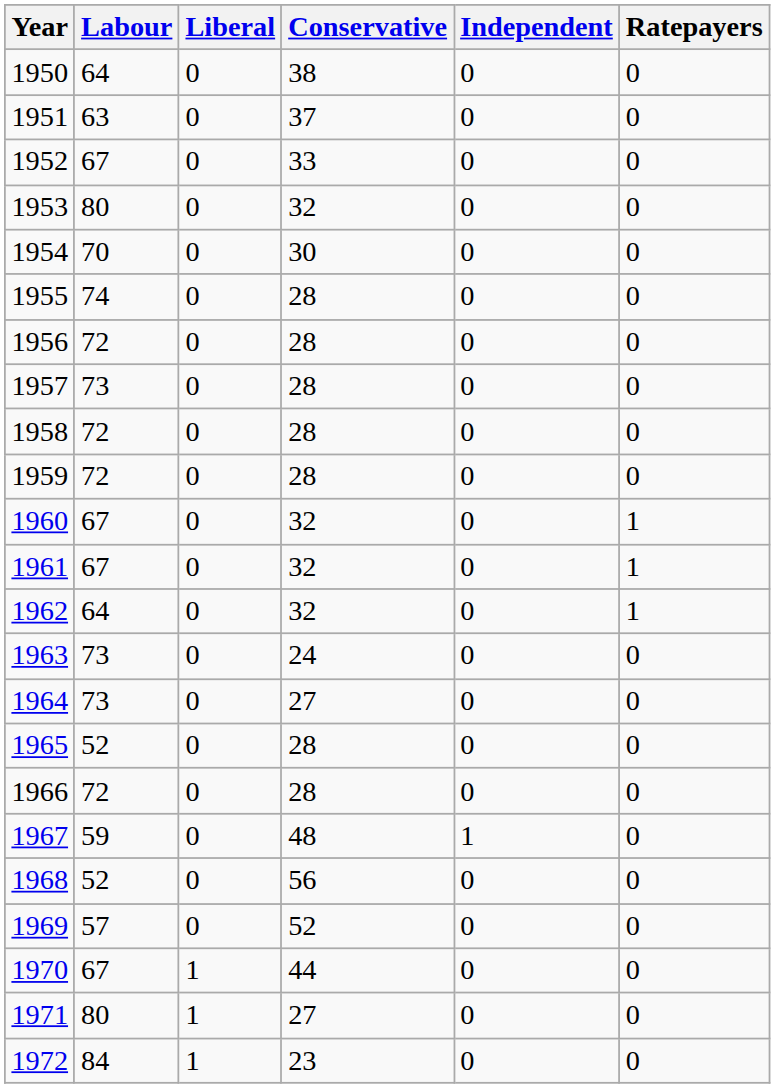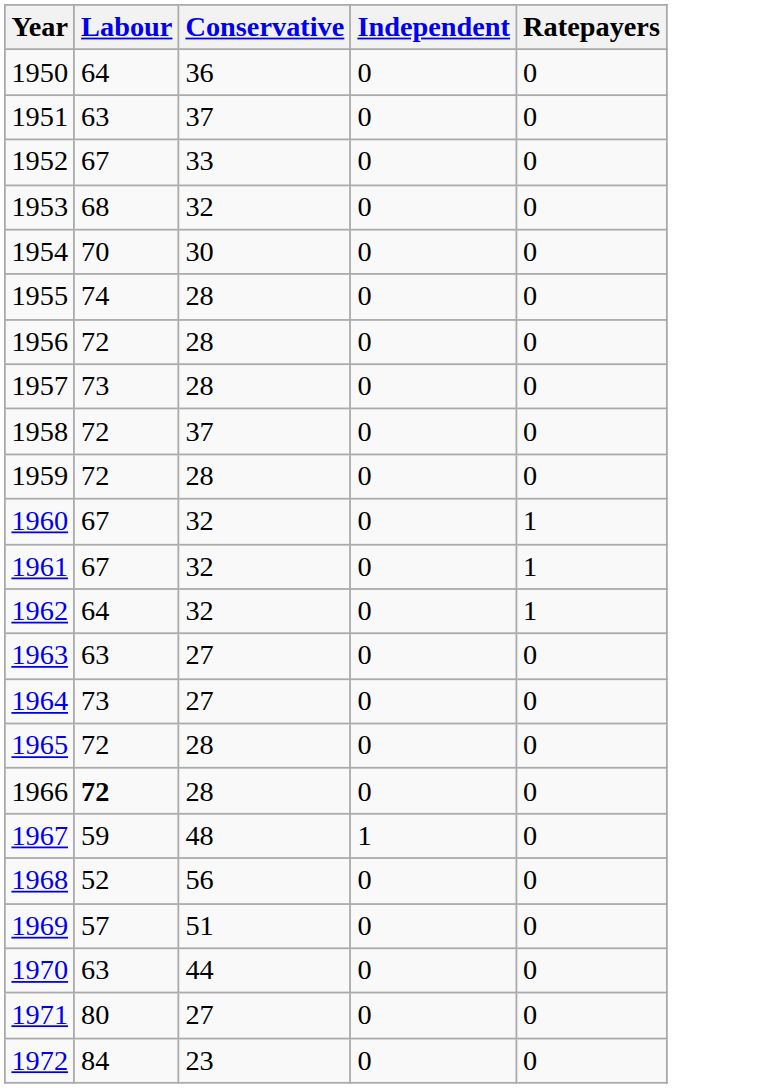- column: (230, 26)
(302, 71) 38 -> (200, 71) 36
(95, 206) 80 -> (95, 206) 68
(302, 431) 28 -> (200, 431) 37
(95, 655) 73 -> (95, 655) 63
(302, 655) 24 -> (200, 655) 27
(95, 745) 52 -> (95, 745) 72
(95, 790) normal -> (95, 790) bold
(302, 925) 52 -> (200, 925) 51
(95, 970) 67 -> (95, 970) 63
